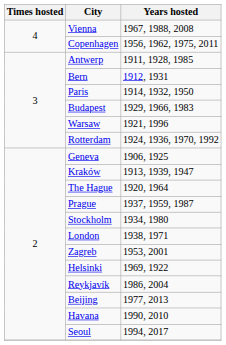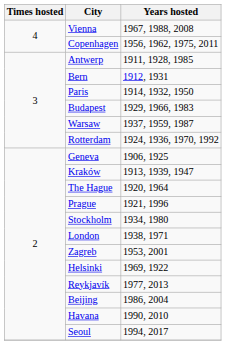(146, 124) 1921, 1996 -> (158, 124) 1937, 1959, 1987
(158, 204) 1937, 1959, 1987 -> (146, 204) 1921, 1996
(146, 284) 1986, 2004 -> (146, 284) 1977, 2013
(146, 300) 1977, 2013 -> (146, 300) 1986, 2004
